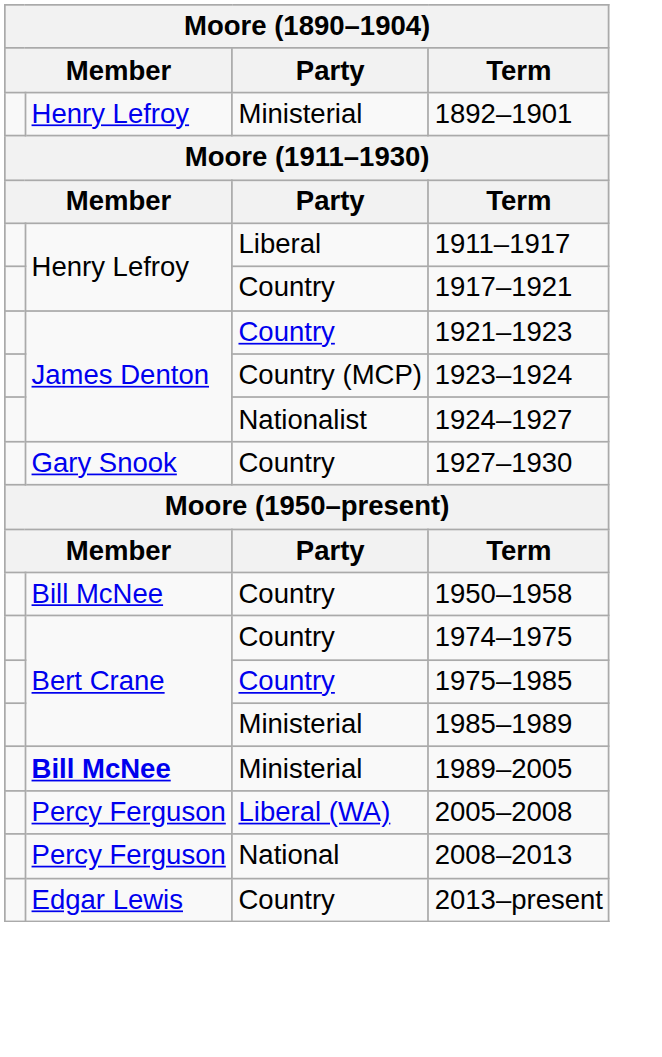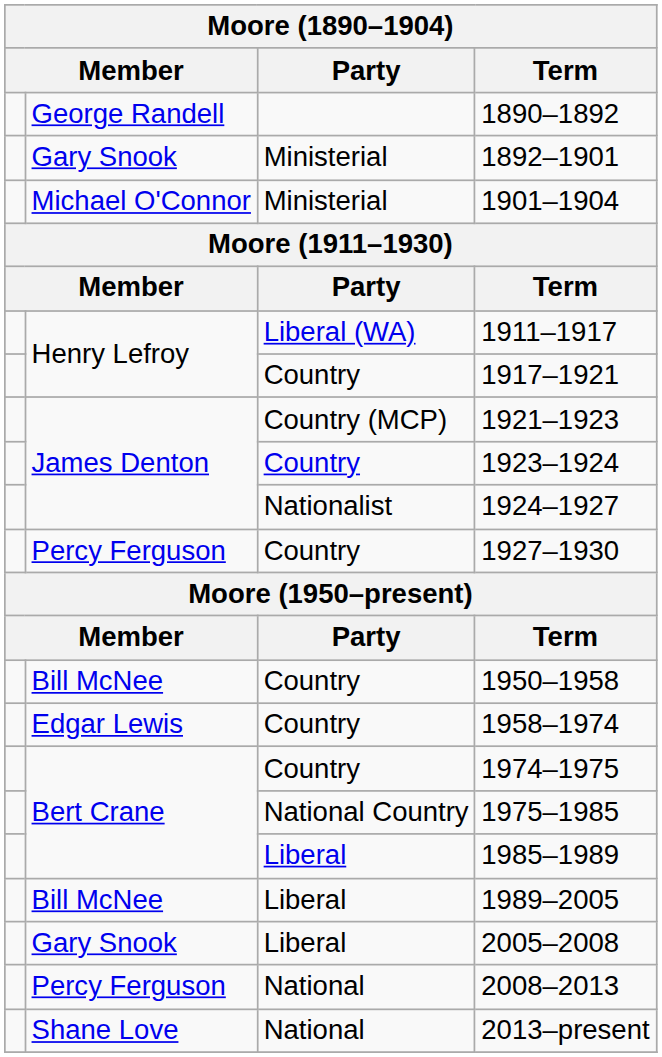+ row: (550, 113)
(110, 113) Henry Lefroy -> (104, 157) Gary Snook
+ row: (550, 200)
(280, 244) Liberal -> (340, 331) Liberal (WA)
(287, 331) Country -> (355, 419) Country (MCP)
(330, 375) Country (MCP) -> (312, 462) Country
(104, 462) Gary Snook -> (129, 550) Percy Ferguson
+ row: (550, 724)
(287, 680) Country -> (366, 811) National Country
(300, 724) Ministerial -> (305, 855) Liberal
(101, 768) bold -> (97, 899) normal
(300, 768) Ministerial -> (305, 899) Liberal
(129, 811) Percy Ferguson -> (104, 942) Gary Snook
(314, 811) Liberal (WA) -> (305, 942) Liberal
(107, 899) Edgar Lewis -> (105, 1030) Shane Love
(287, 899) Country -> (314, 1030) National
